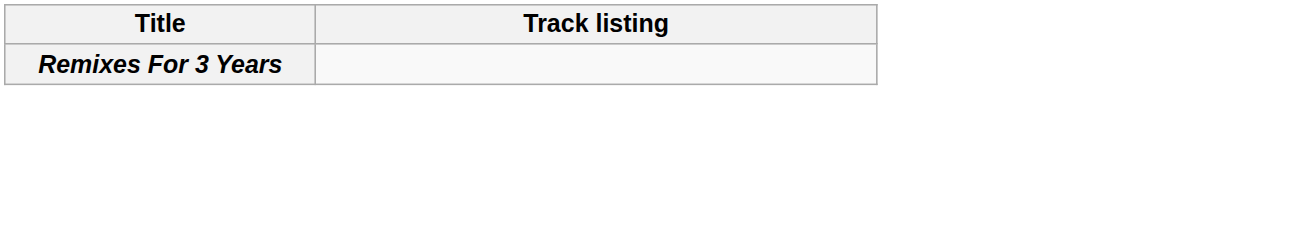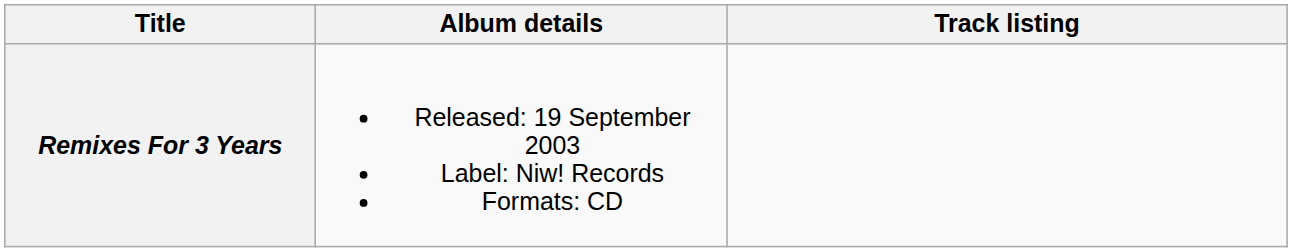+ column: (521, 24)
